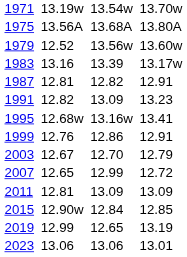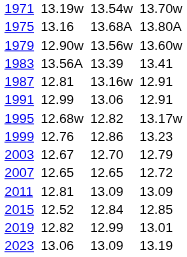(62, 27) 13.56A -> (57, 27) 13.16
(57, 45) 12.52 -> (62, 45) 12.90w
(57, 63) 13.16 -> (62, 63) 13.56A
(161, 63) 13.17w -> (156, 63) 13.41
(107, 82) 12.82 -> (112, 82) 13.16w
(57, 100) 12.82 -> (57, 100) 12.99
(107, 100) 13.09 -> (107, 100) 13.06
(156, 100) 13.23 -> (156, 100) 12.91
(112, 118) 13.16w -> (107, 118) 12.82
(156, 118) 13.41 -> (161, 118) 13.17w
(156, 136) 12.91 -> (156, 136) 13.23
(107, 173) 12.99 -> (107, 173) 12.65
(62, 209) 12.90w -> (57, 209) 12.52
(57, 228) 12.99 -> (57, 228) 12.82
(107, 228) 12.65 -> (107, 228) 12.99
(156, 228) 13.19 -> (156, 228) 13.01
(107, 246) 13.06 -> (107, 246) 13.09
(156, 246) 13.01 -> (156, 246) 13.19
